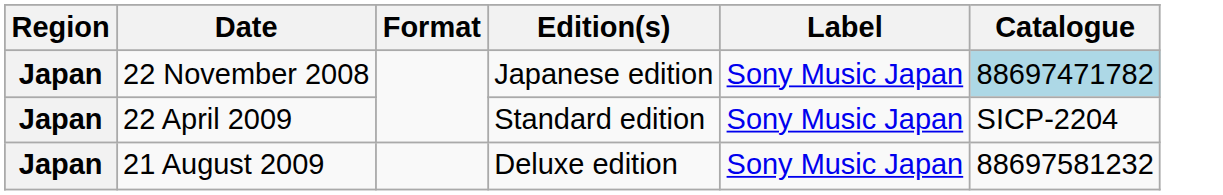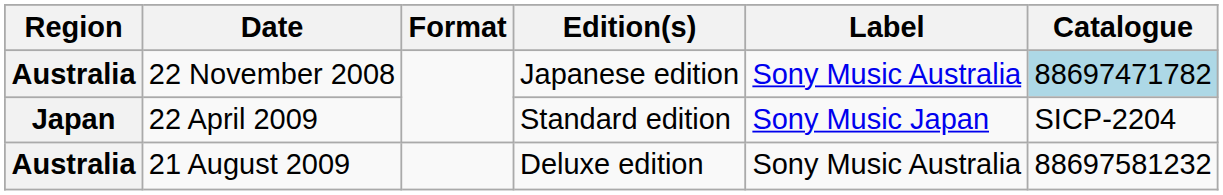(61, 73) Japan -> (74, 73) Australia
(845, 73) Sony Music Japan -> (887, 73) Sony Music Australia
(61, 165) Japan -> (74, 165) Australia
(845, 165) Sony Music Japan -> (887, 165) Sony Music Australia
